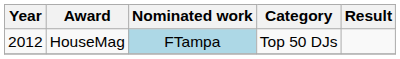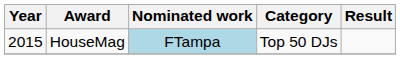(25, 41) 2012 -> (25, 41) 2015
